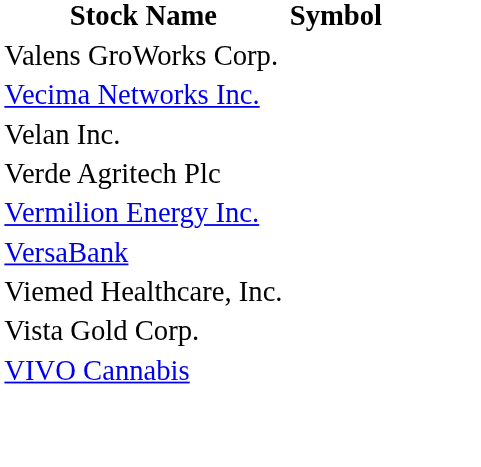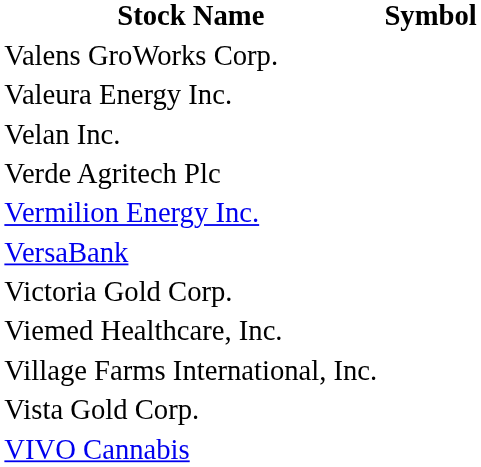+ row: (118, 94)
- row: (132, 94)
+ row: (118, 291)
+ row: (191, 370)
